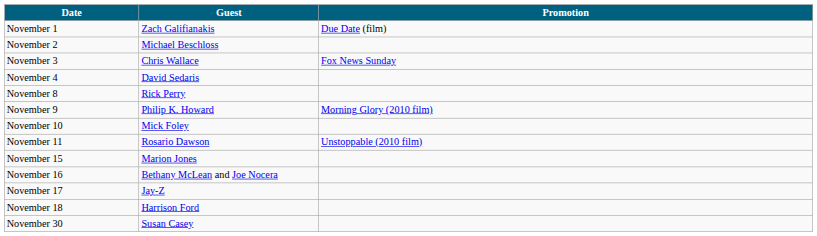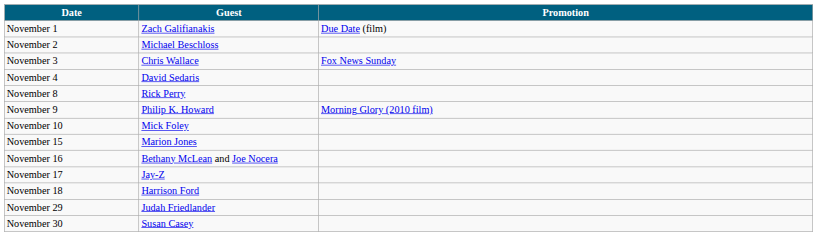- row: (34, 142)
+ row: (35, 207)
